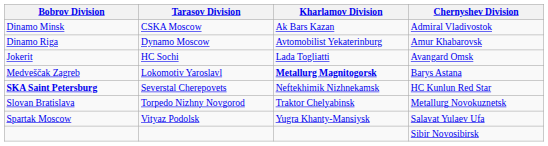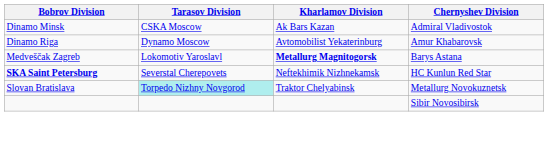- row: (20, 57)
(193, 103) no background -> (193, 88) paleturquoise background
- row: (39, 118)
